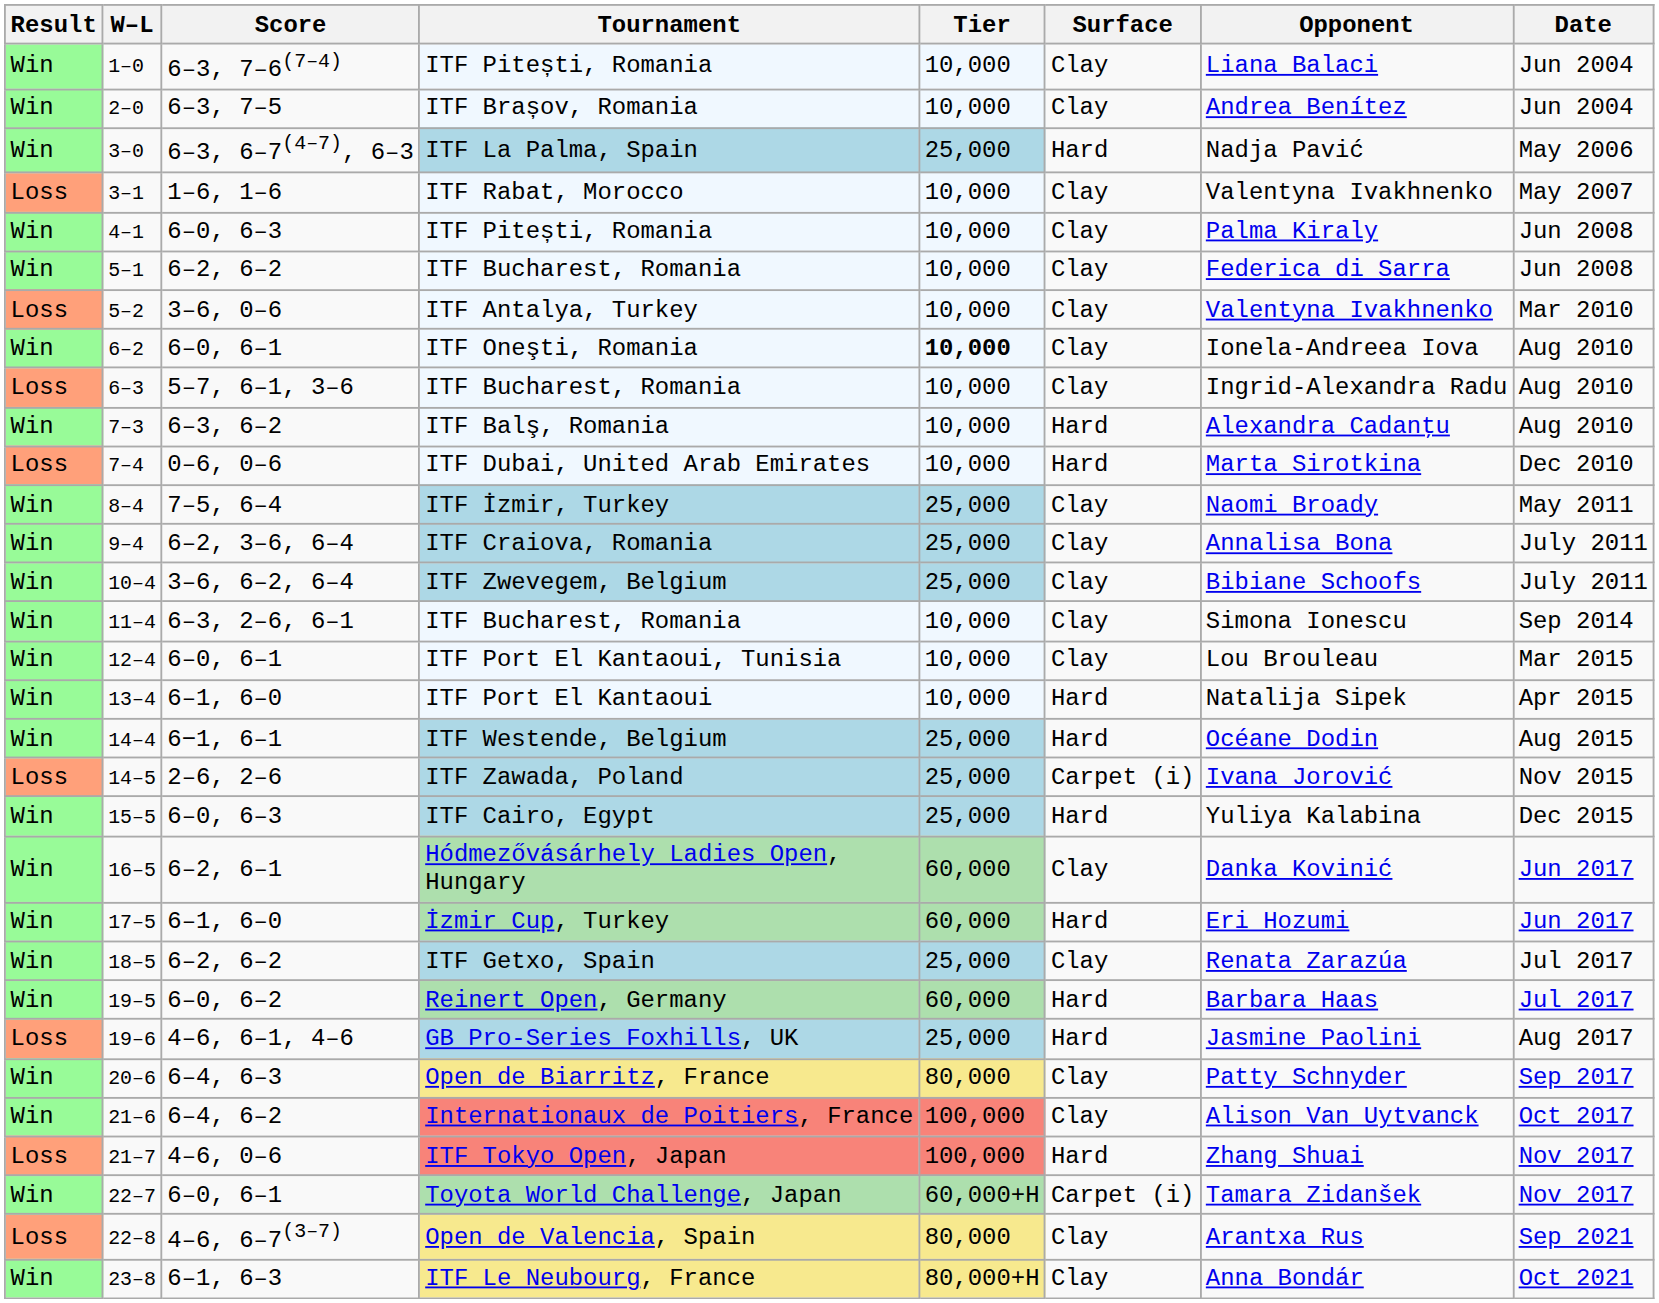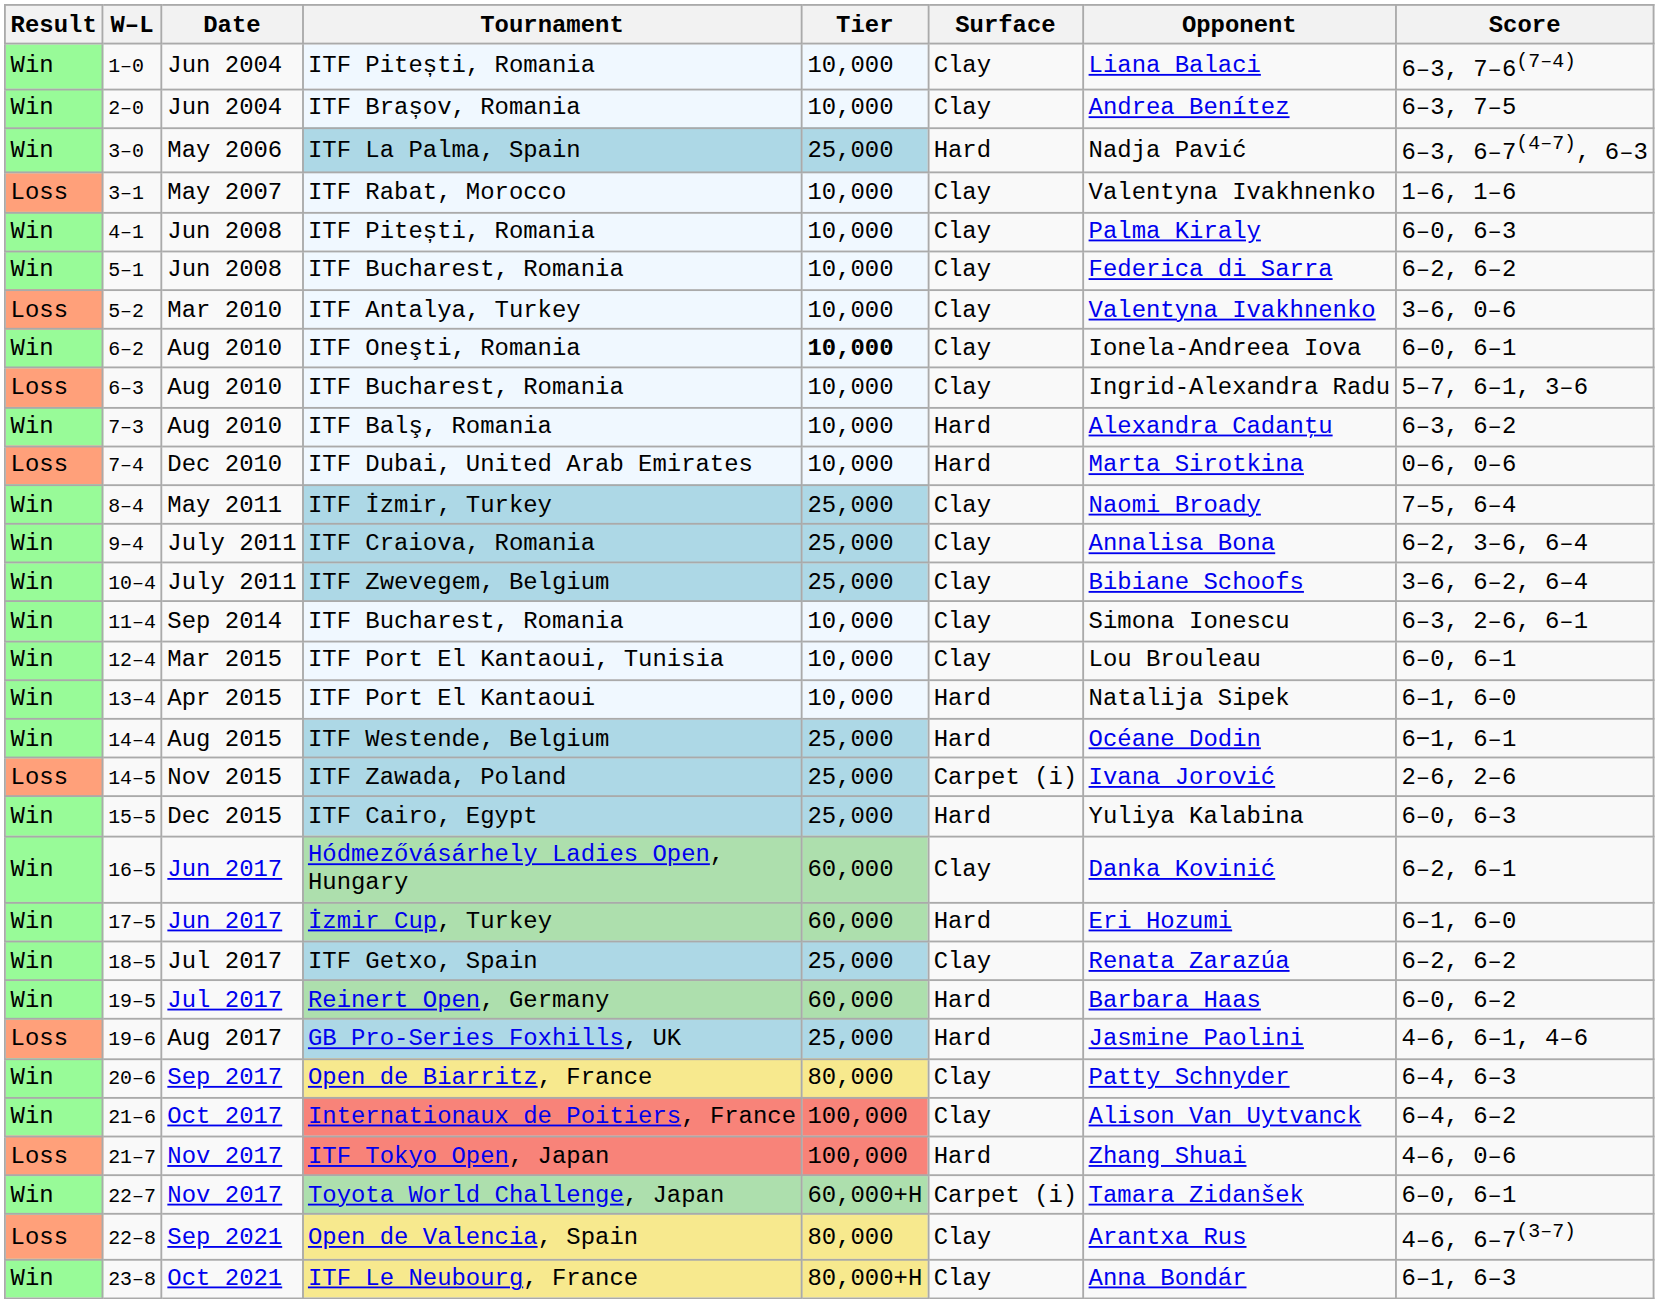columns swapped: (1583, 24) <-> (291, 24)
